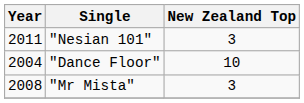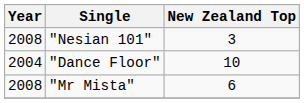(25, 40) 2011 -> (25, 40) 2008
(232, 86) 3 -> (232, 86) 6
